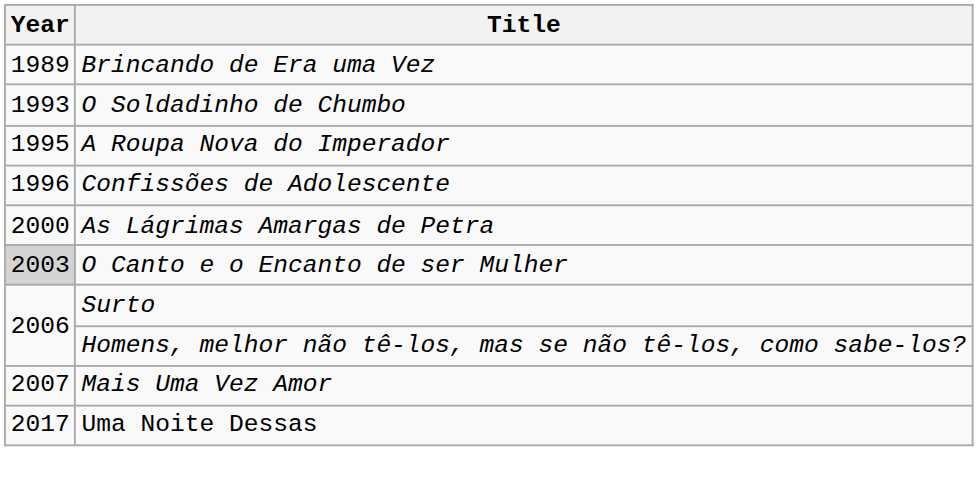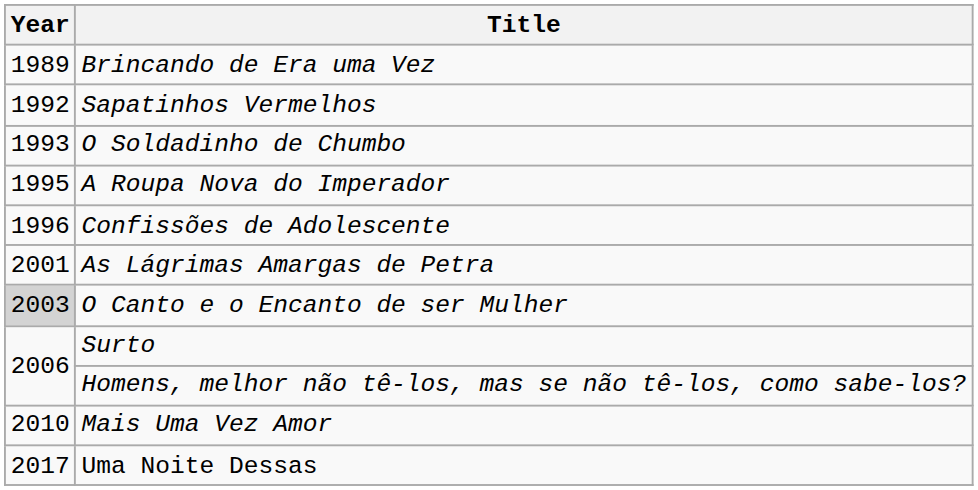+ row: (229, 105)
(40, 225) 2000 -> (40, 265) 2001
(40, 385) 2007 -> (40, 425) 2010
